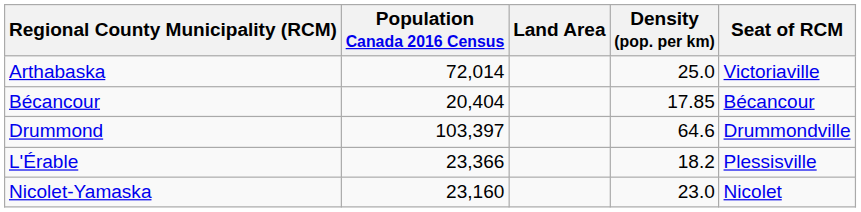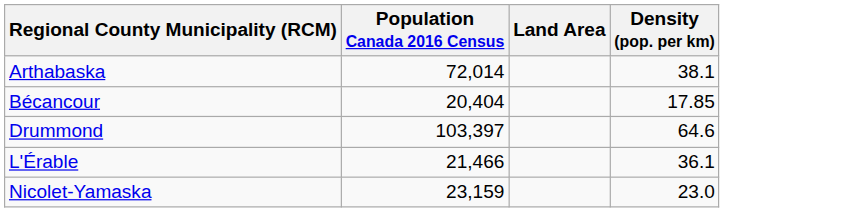- column: (787, 30)
(696, 71) 25.0 -> (696, 71) 38.1
(475, 161) 23,366 -> (475, 161) 21,466
(696, 161) 18.2 -> (696, 161) 36.1
(475, 191) 23,160 -> (475, 191) 23,159
